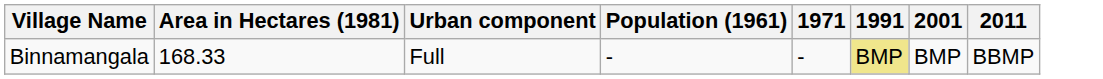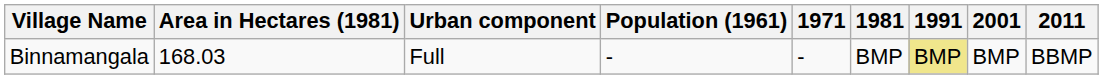+ column: (880, 21)
(192, 56) 168.33 -> (192, 56) 168.03
